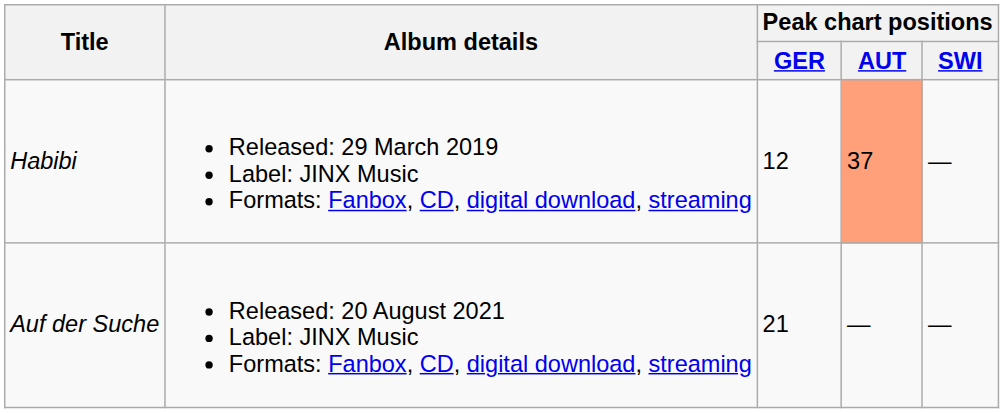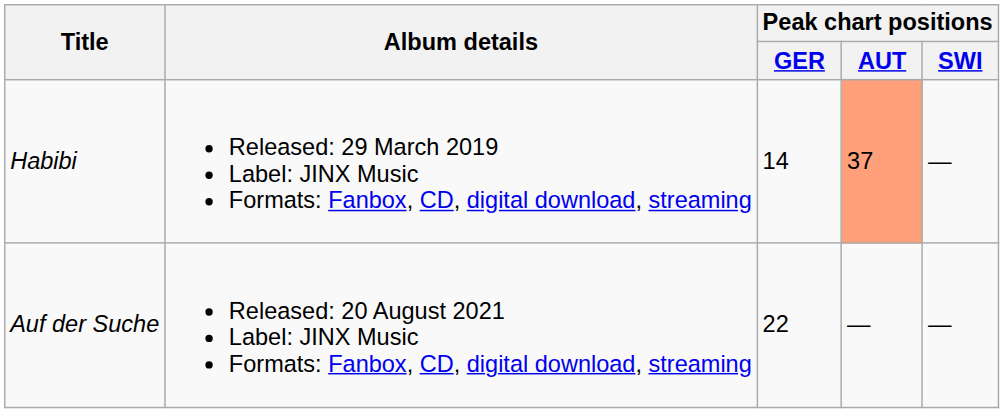(776, 160) 12 -> (776, 160) 14
(776, 324) 21 -> (776, 324) 22
